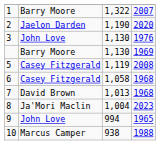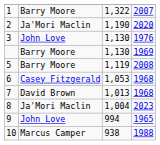(53, 25) Jaelon Darden -> (55, 25) Ja'Mori Maclin
(60, 65) Casey Fitzgerald -> (48, 65) Barry Moore
(117, 79) 1,058 -> (117, 79) 1,053
